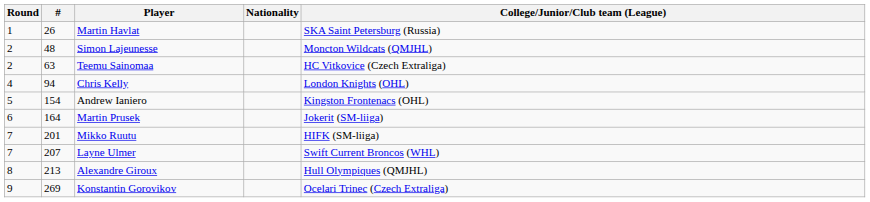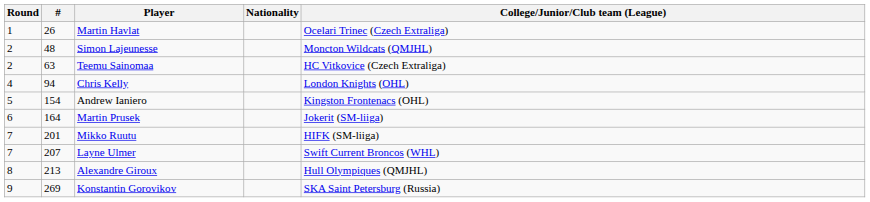(372, 30) SKA Saint Petersburg (Russia) -> (376, 30) Ocelari Trinec (Czech Extraliga)
(376, 188) Ocelari Trinec (Czech Extraliga) -> (372, 188) SKA Saint Petersburg (Russia)
